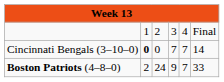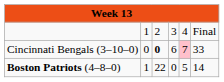(146, 49) bold -> (146, 49) normal
(157, 49) normal -> (157, 49) bold
(174, 49) 7 -> (174, 49) 6
(185, 49) no background -> (185, 49) pink background
(198, 49) 14 -> (198, 49) 33
(146, 67) 2 -> (146, 67) 1
(160, 67) 24 -> (160, 67) 22
(174, 67) 9 -> (174, 67) 0
(185, 67) 7 -> (185, 67) 5
(198, 67) 33 -> (198, 67) 14
